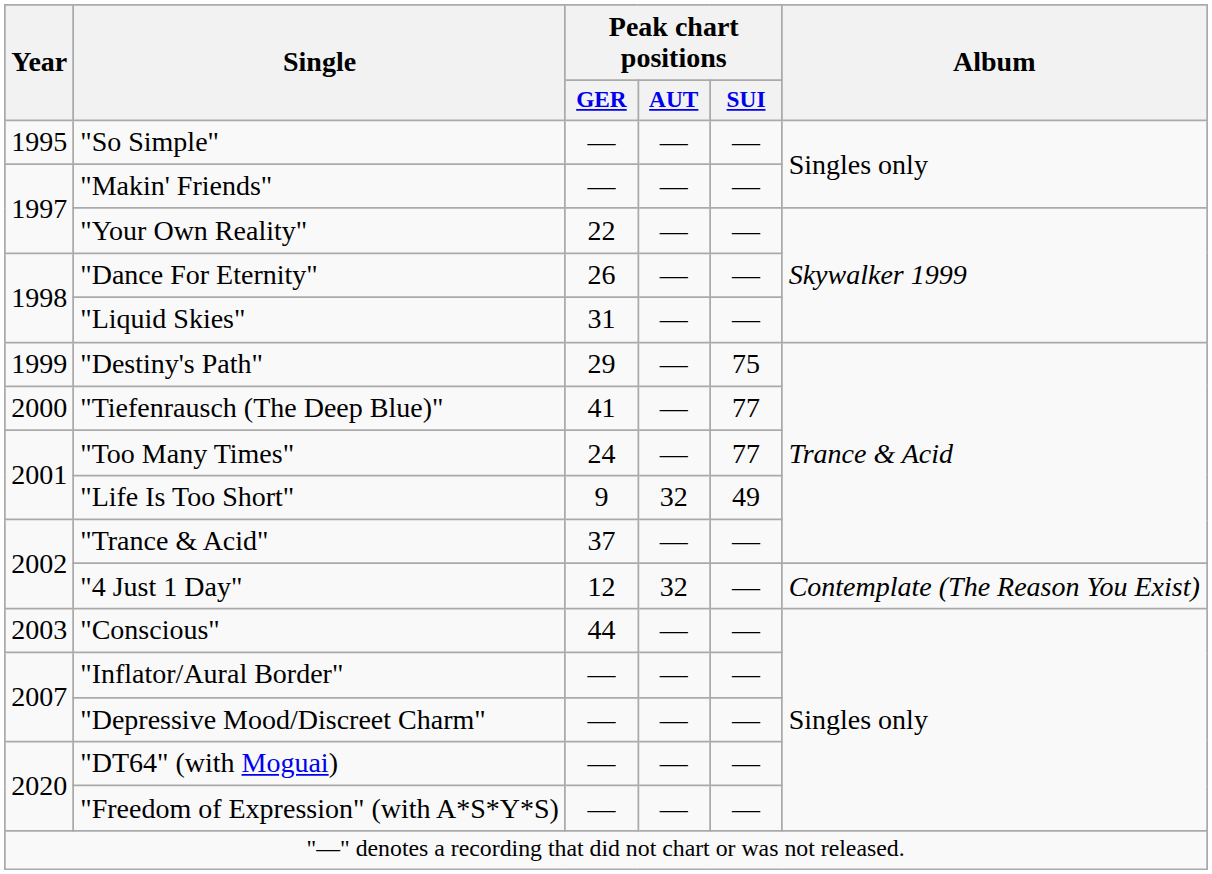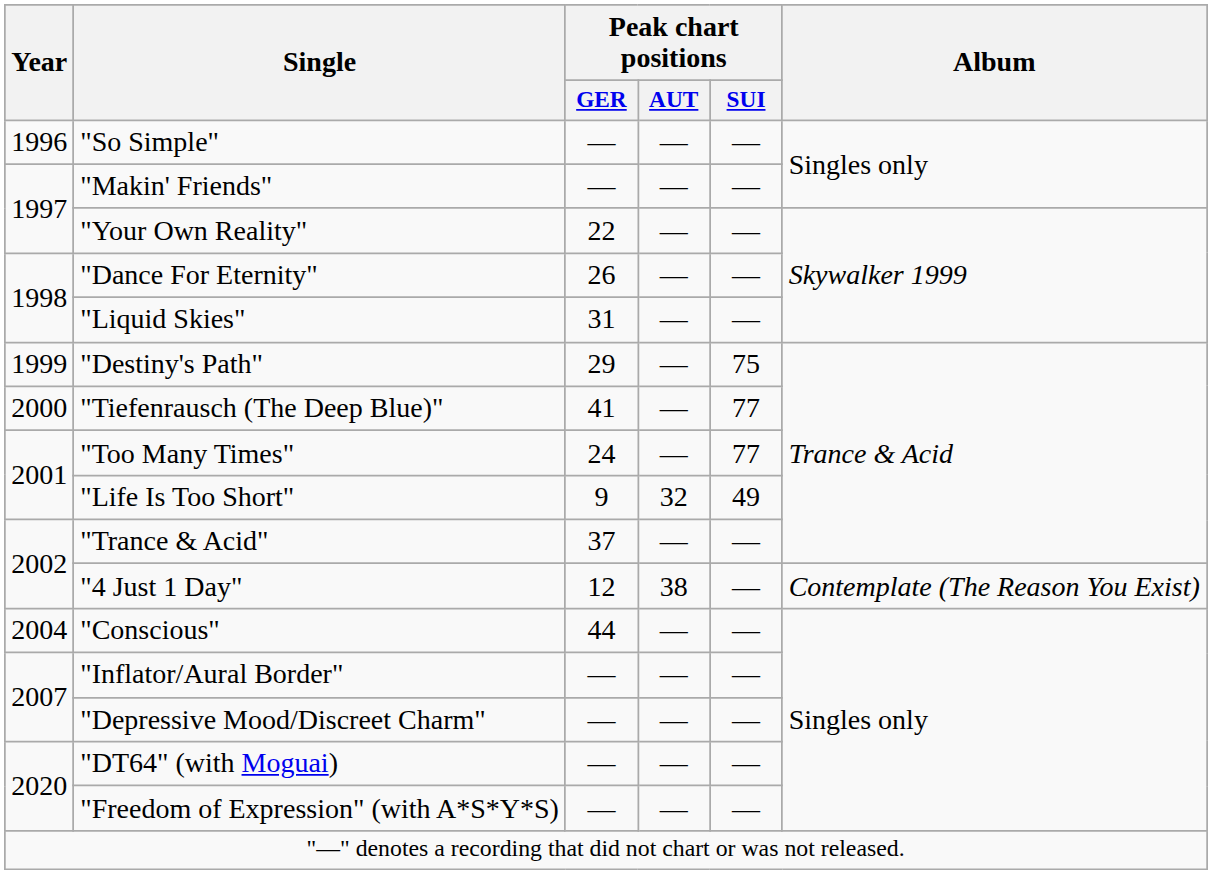(39, 141) 1995 -> (39, 141) 1996
(674, 585) 32 -> (674, 585) 38
(39, 630) 2003 -> (39, 630) 2004
